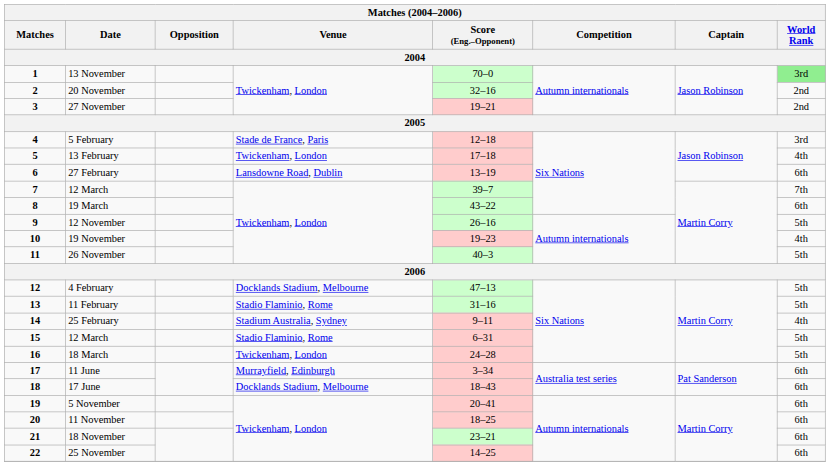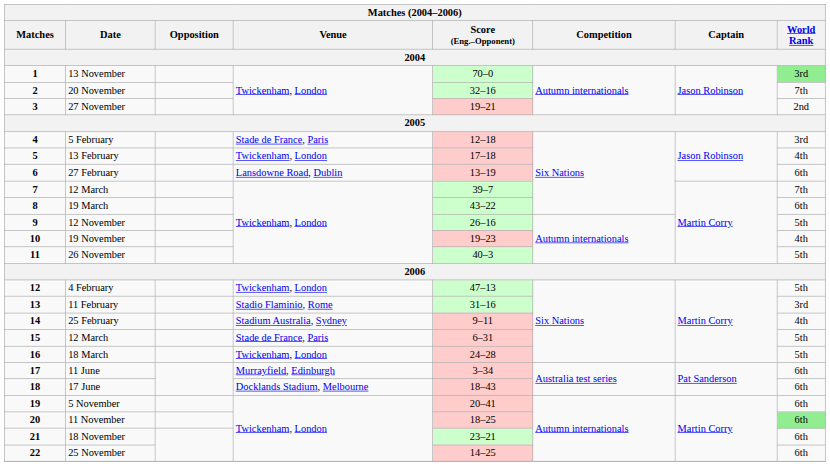(801, 90) 2nd -> (801, 90) 7th
(302, 288) Docklands Stadium, Melbourne -> (281, 288) Twickenham, London
(801, 304) 5th -> (801, 304) 3rd
(284, 337) Stadio Flaminio, Rome -> (282, 337) Stade de France, Paris
(801, 420) no background -> (801, 420) lightgreen background
